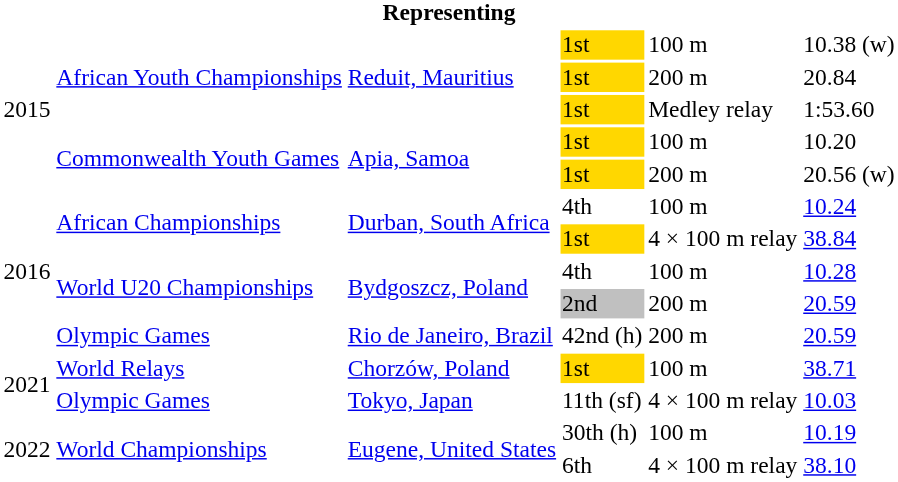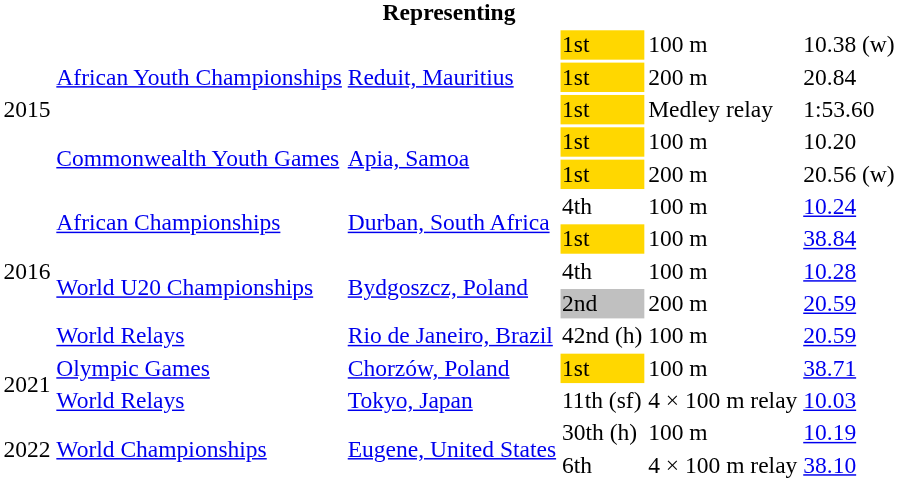(723, 238) 4 × 100 m relay -> (678, 238) 100 m
(133, 335) Olympic Games -> (120, 335) World Relays
(678, 335) 200 m -> (678, 335) 100 m
(120, 368) World Relays -> (133, 368) Olympic Games
(133, 400) Olympic Games -> (120, 400) World Relays
